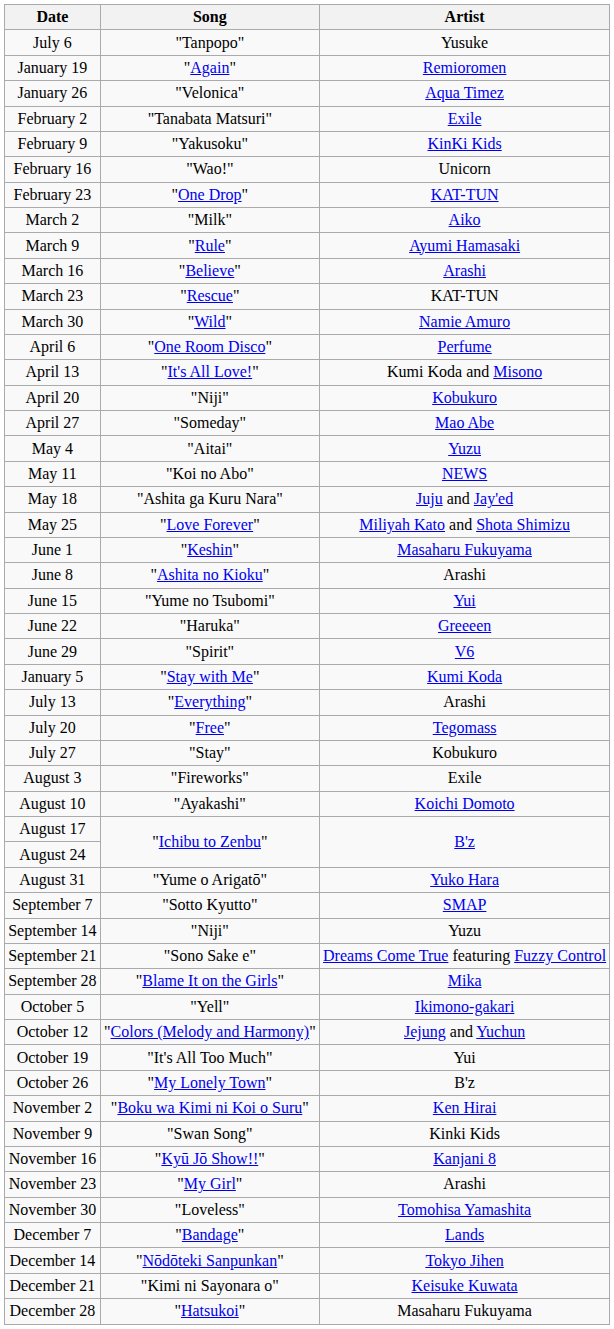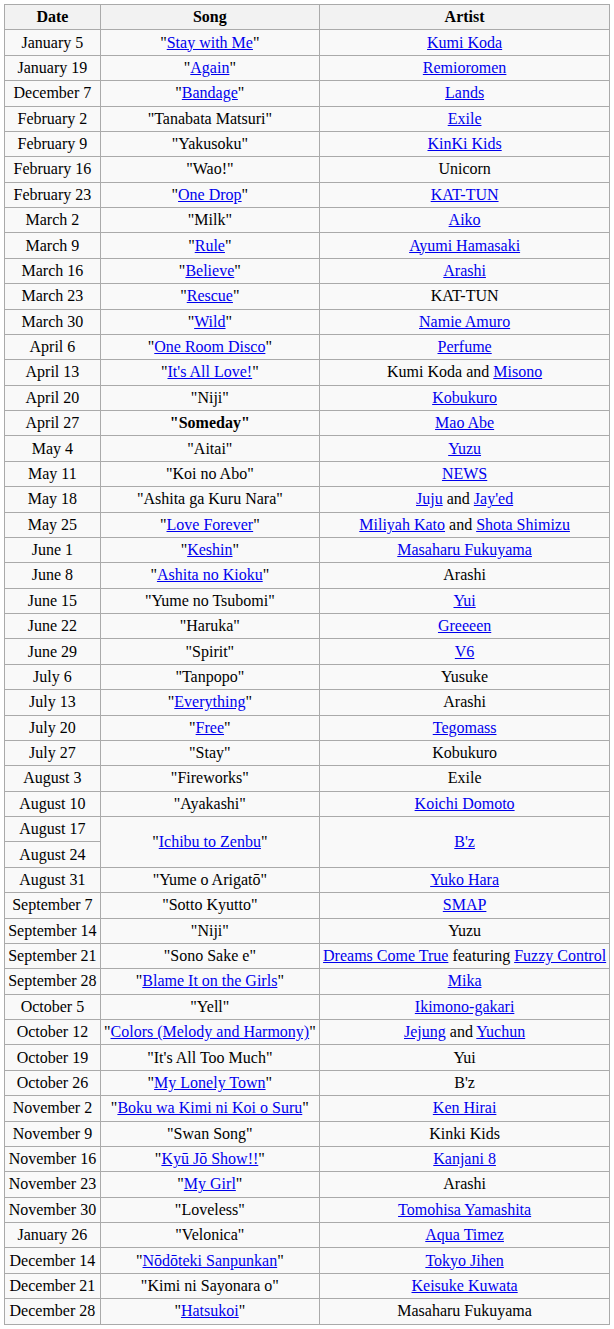rows swapped: (52, 676) <-> (52, 42)
rows swapped: (52, 93) <-> (52, 1235)
(210, 423) normal -> (210, 423) bold
